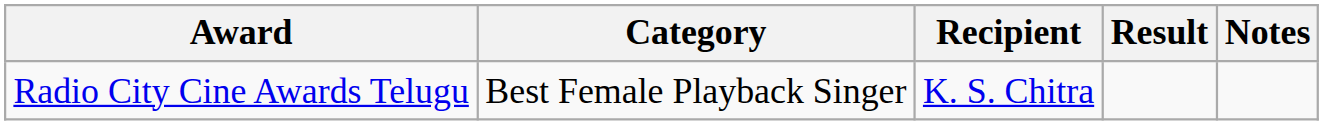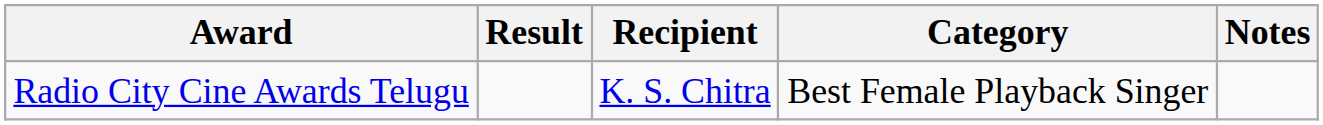columns swapped: (696, 32) <-> (1159, 32)
